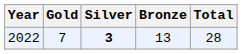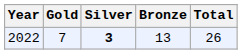(214, 38) 28 -> (214, 38) 26
